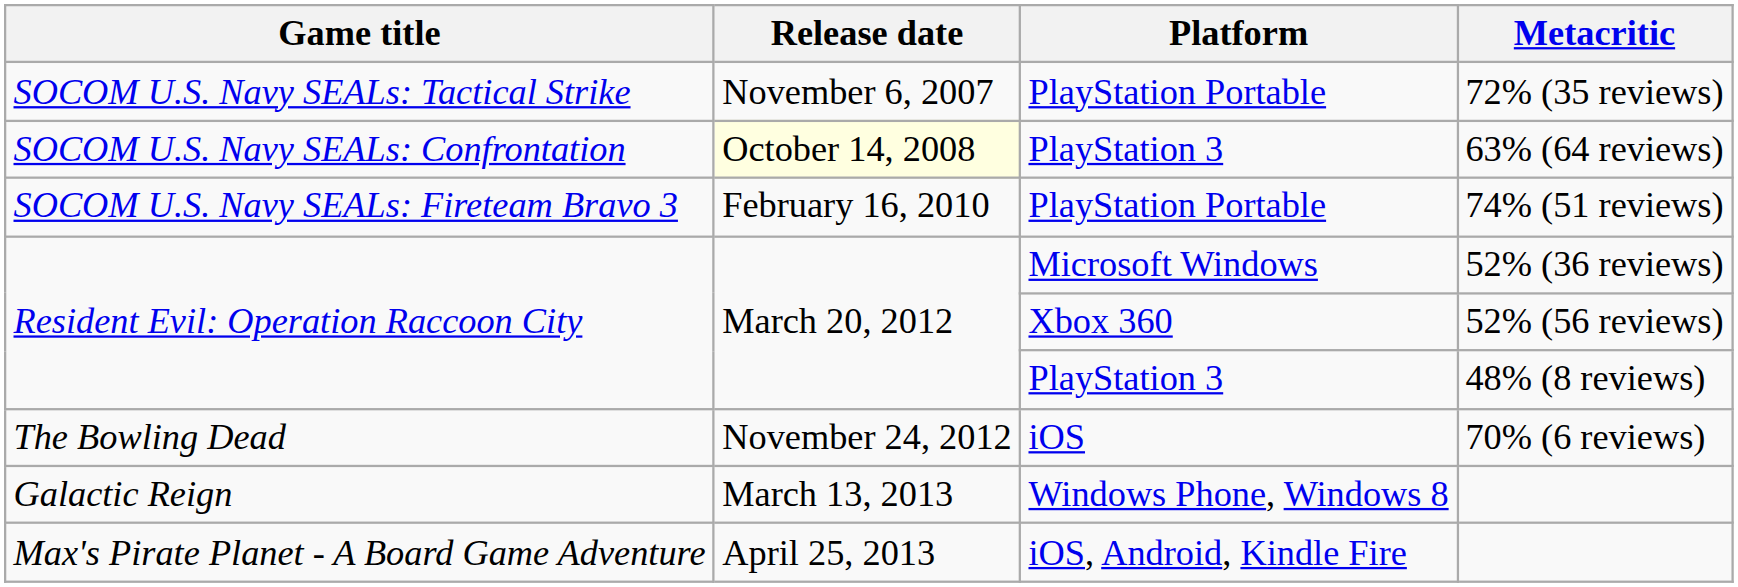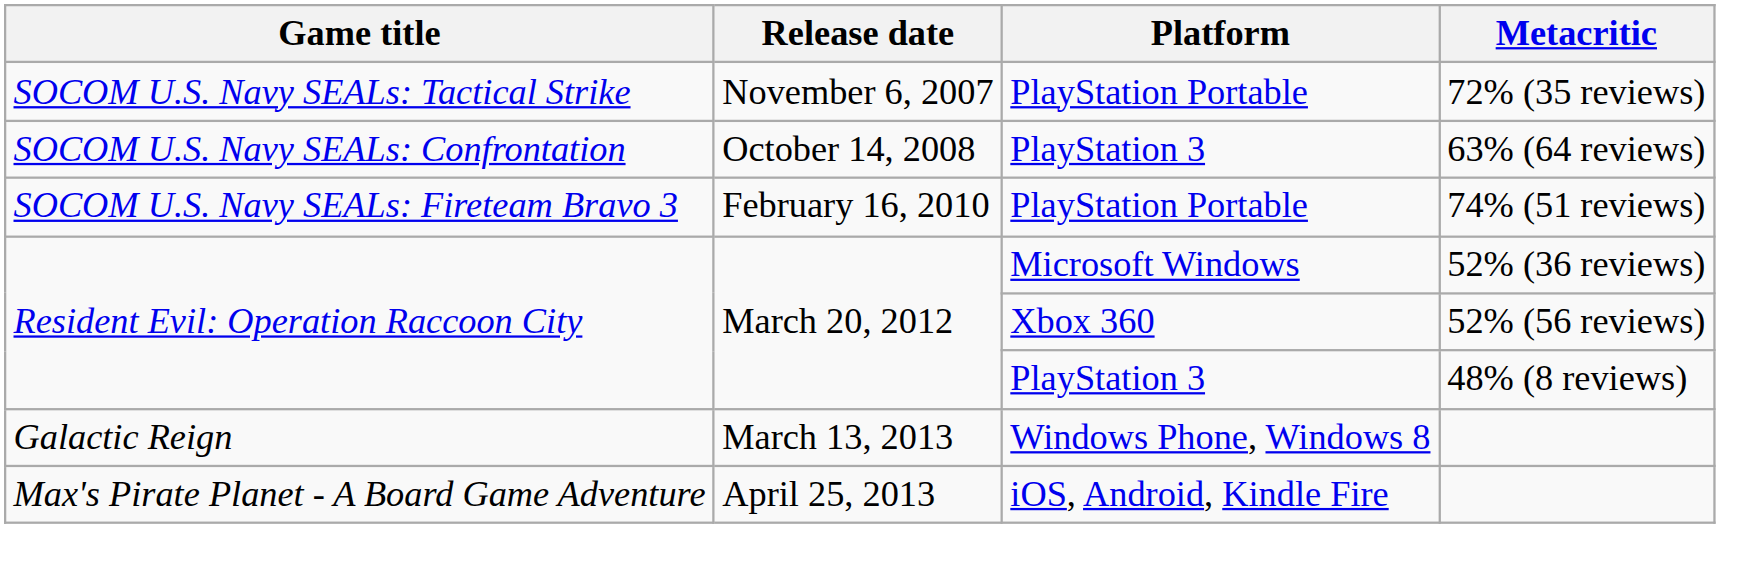(849, 148) lightyellow background -> (849, 148) no background
- row: (150, 436)
